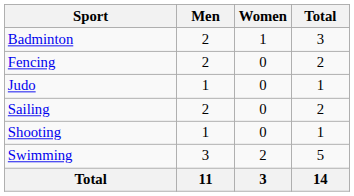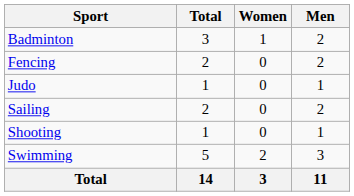columns swapped: (206, 16) <-> (320, 16)
